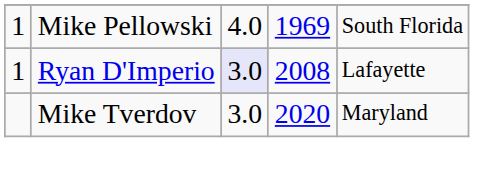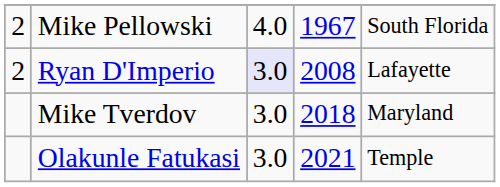(18, 26) 1 -> (18, 26) 2
(302, 26) 1969 -> (328, 26) 1967
(18, 70) 1 -> (18, 70) 2
(302, 114) 2020 -> (328, 114) 2018
+ row: (139, 158)
